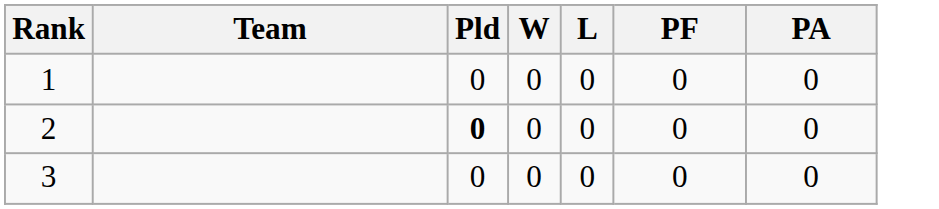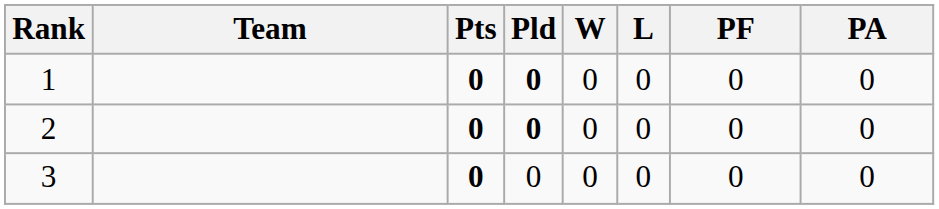+ column: (476, 29)
(478, 78) normal -> (534, 78) bold
